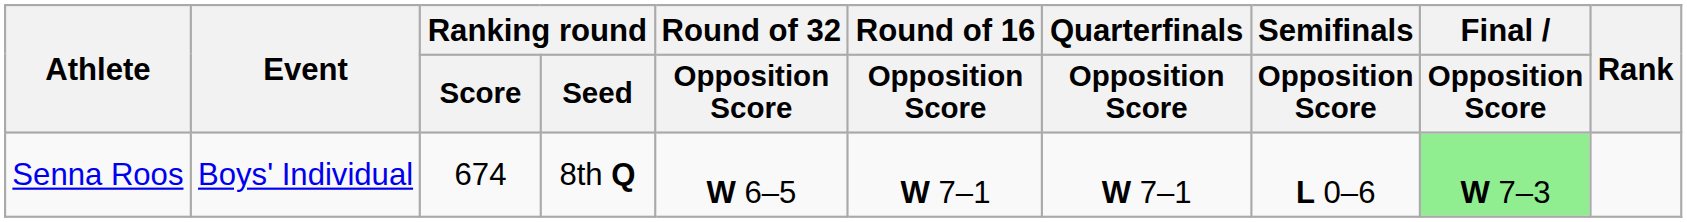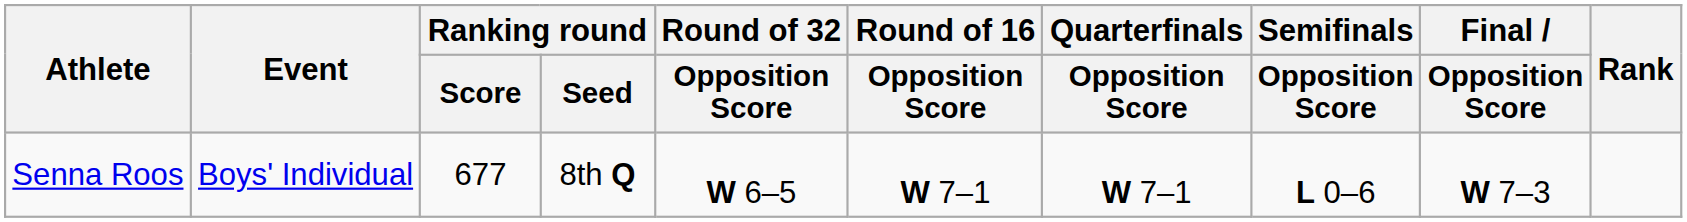(480, 175) 674 -> (480, 175) 677
(1506, 193) lightgreen background -> (1506, 193) no background
